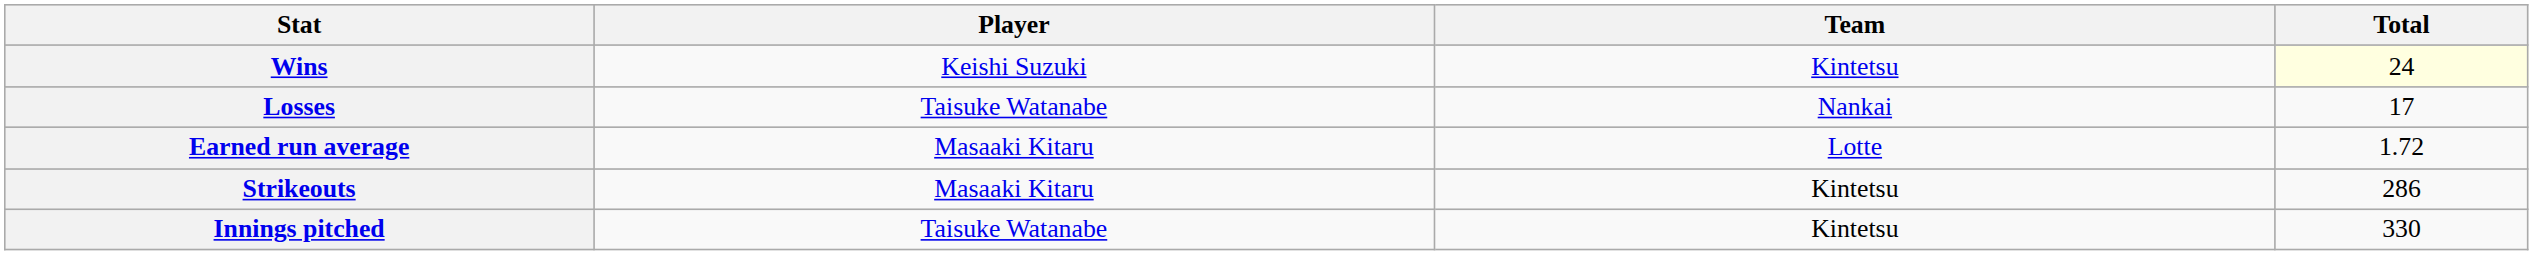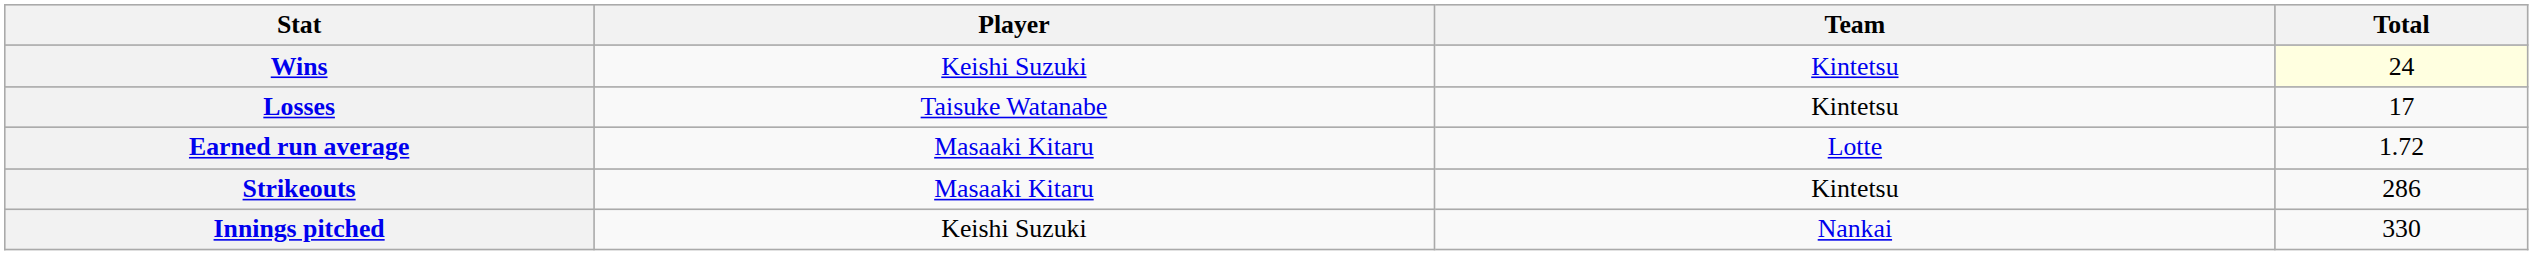(1855, 106) Nankai -> (1855, 106) Kintetsu
(1014, 229) Taisuke Watanabe -> (1014, 229) Keishi Suzuki
(1855, 229) Kintetsu -> (1855, 229) Nankai
